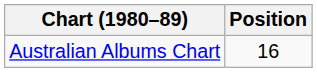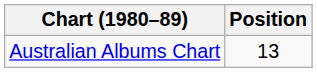(268, 51) 16 -> (268, 51) 13
